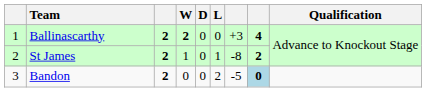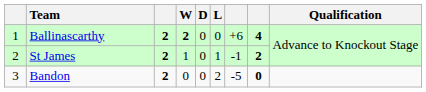(236, 35) +3 -> (236, 35) +6
(236, 55) -8 -> (236, 55) -1
(258, 76) lightblue background -> (258, 76) no background
